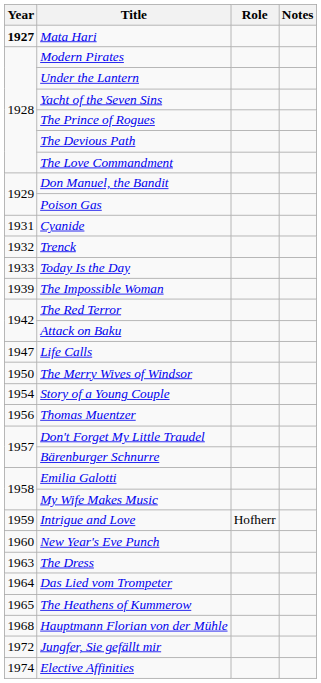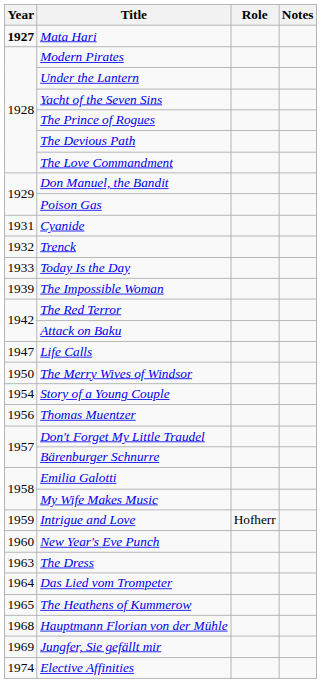(21, 646) 1972 -> (21, 646) 1969
